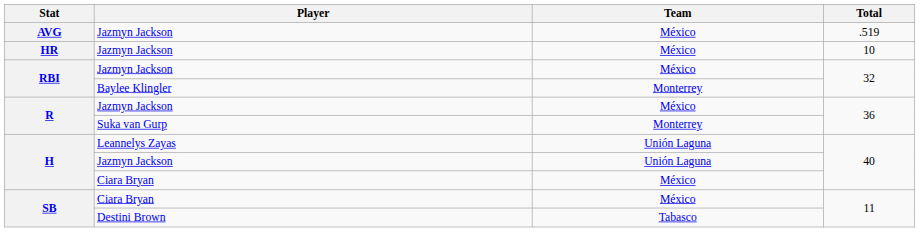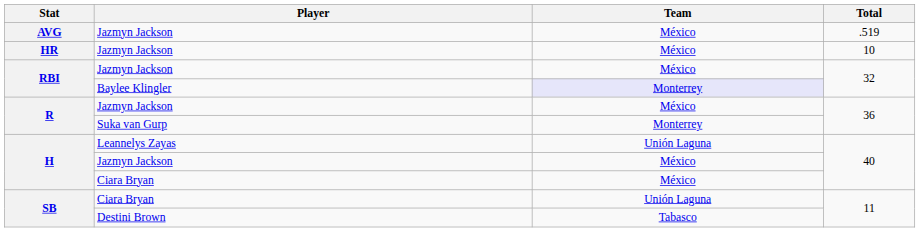(678, 87) no background -> (678, 87) lavender background
(678, 161) Unión Laguna -> (678, 161) México
(678, 198) México -> (678, 198) Unión Laguna
